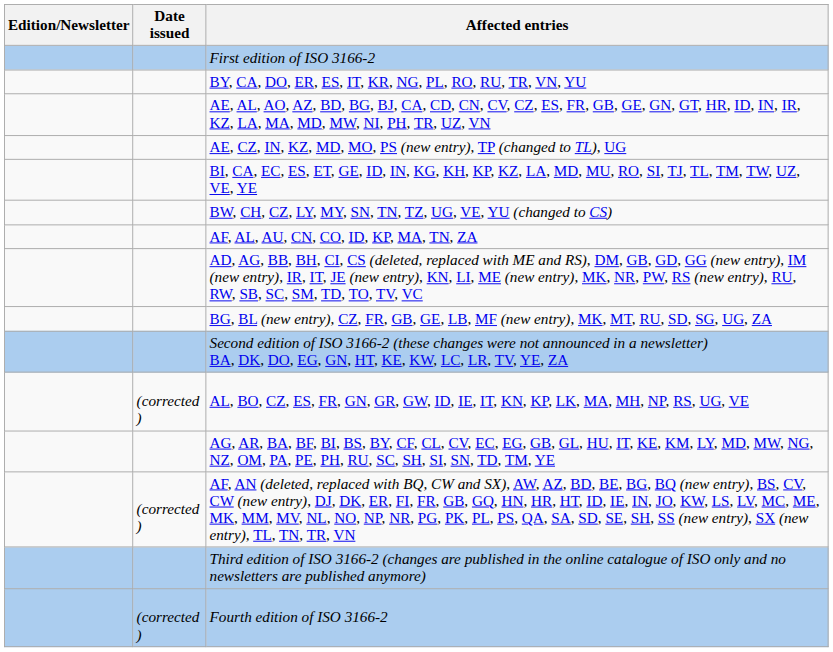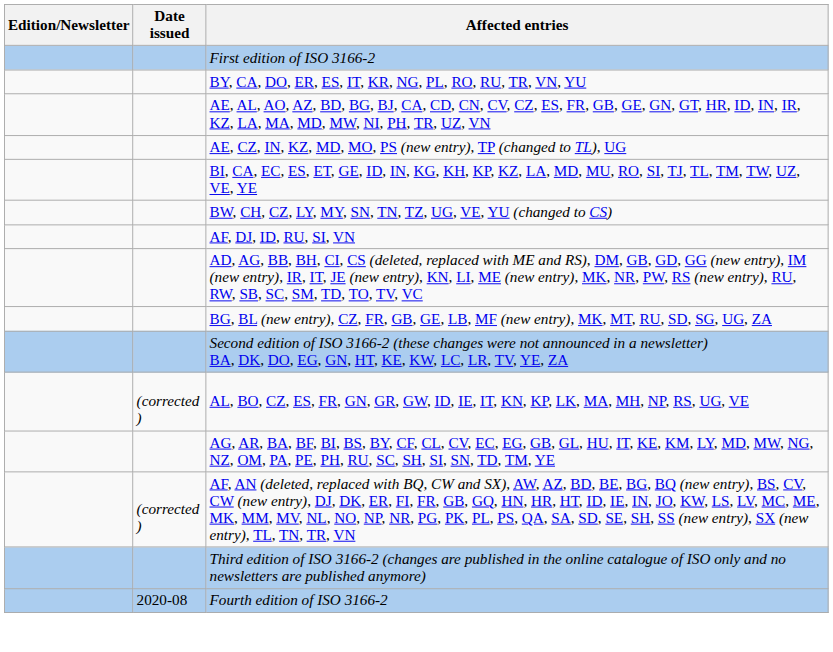- row: (344, 236)
+ row: (282, 236)
(168, 626) (corrected ) -> (162, 600) 2020-08
